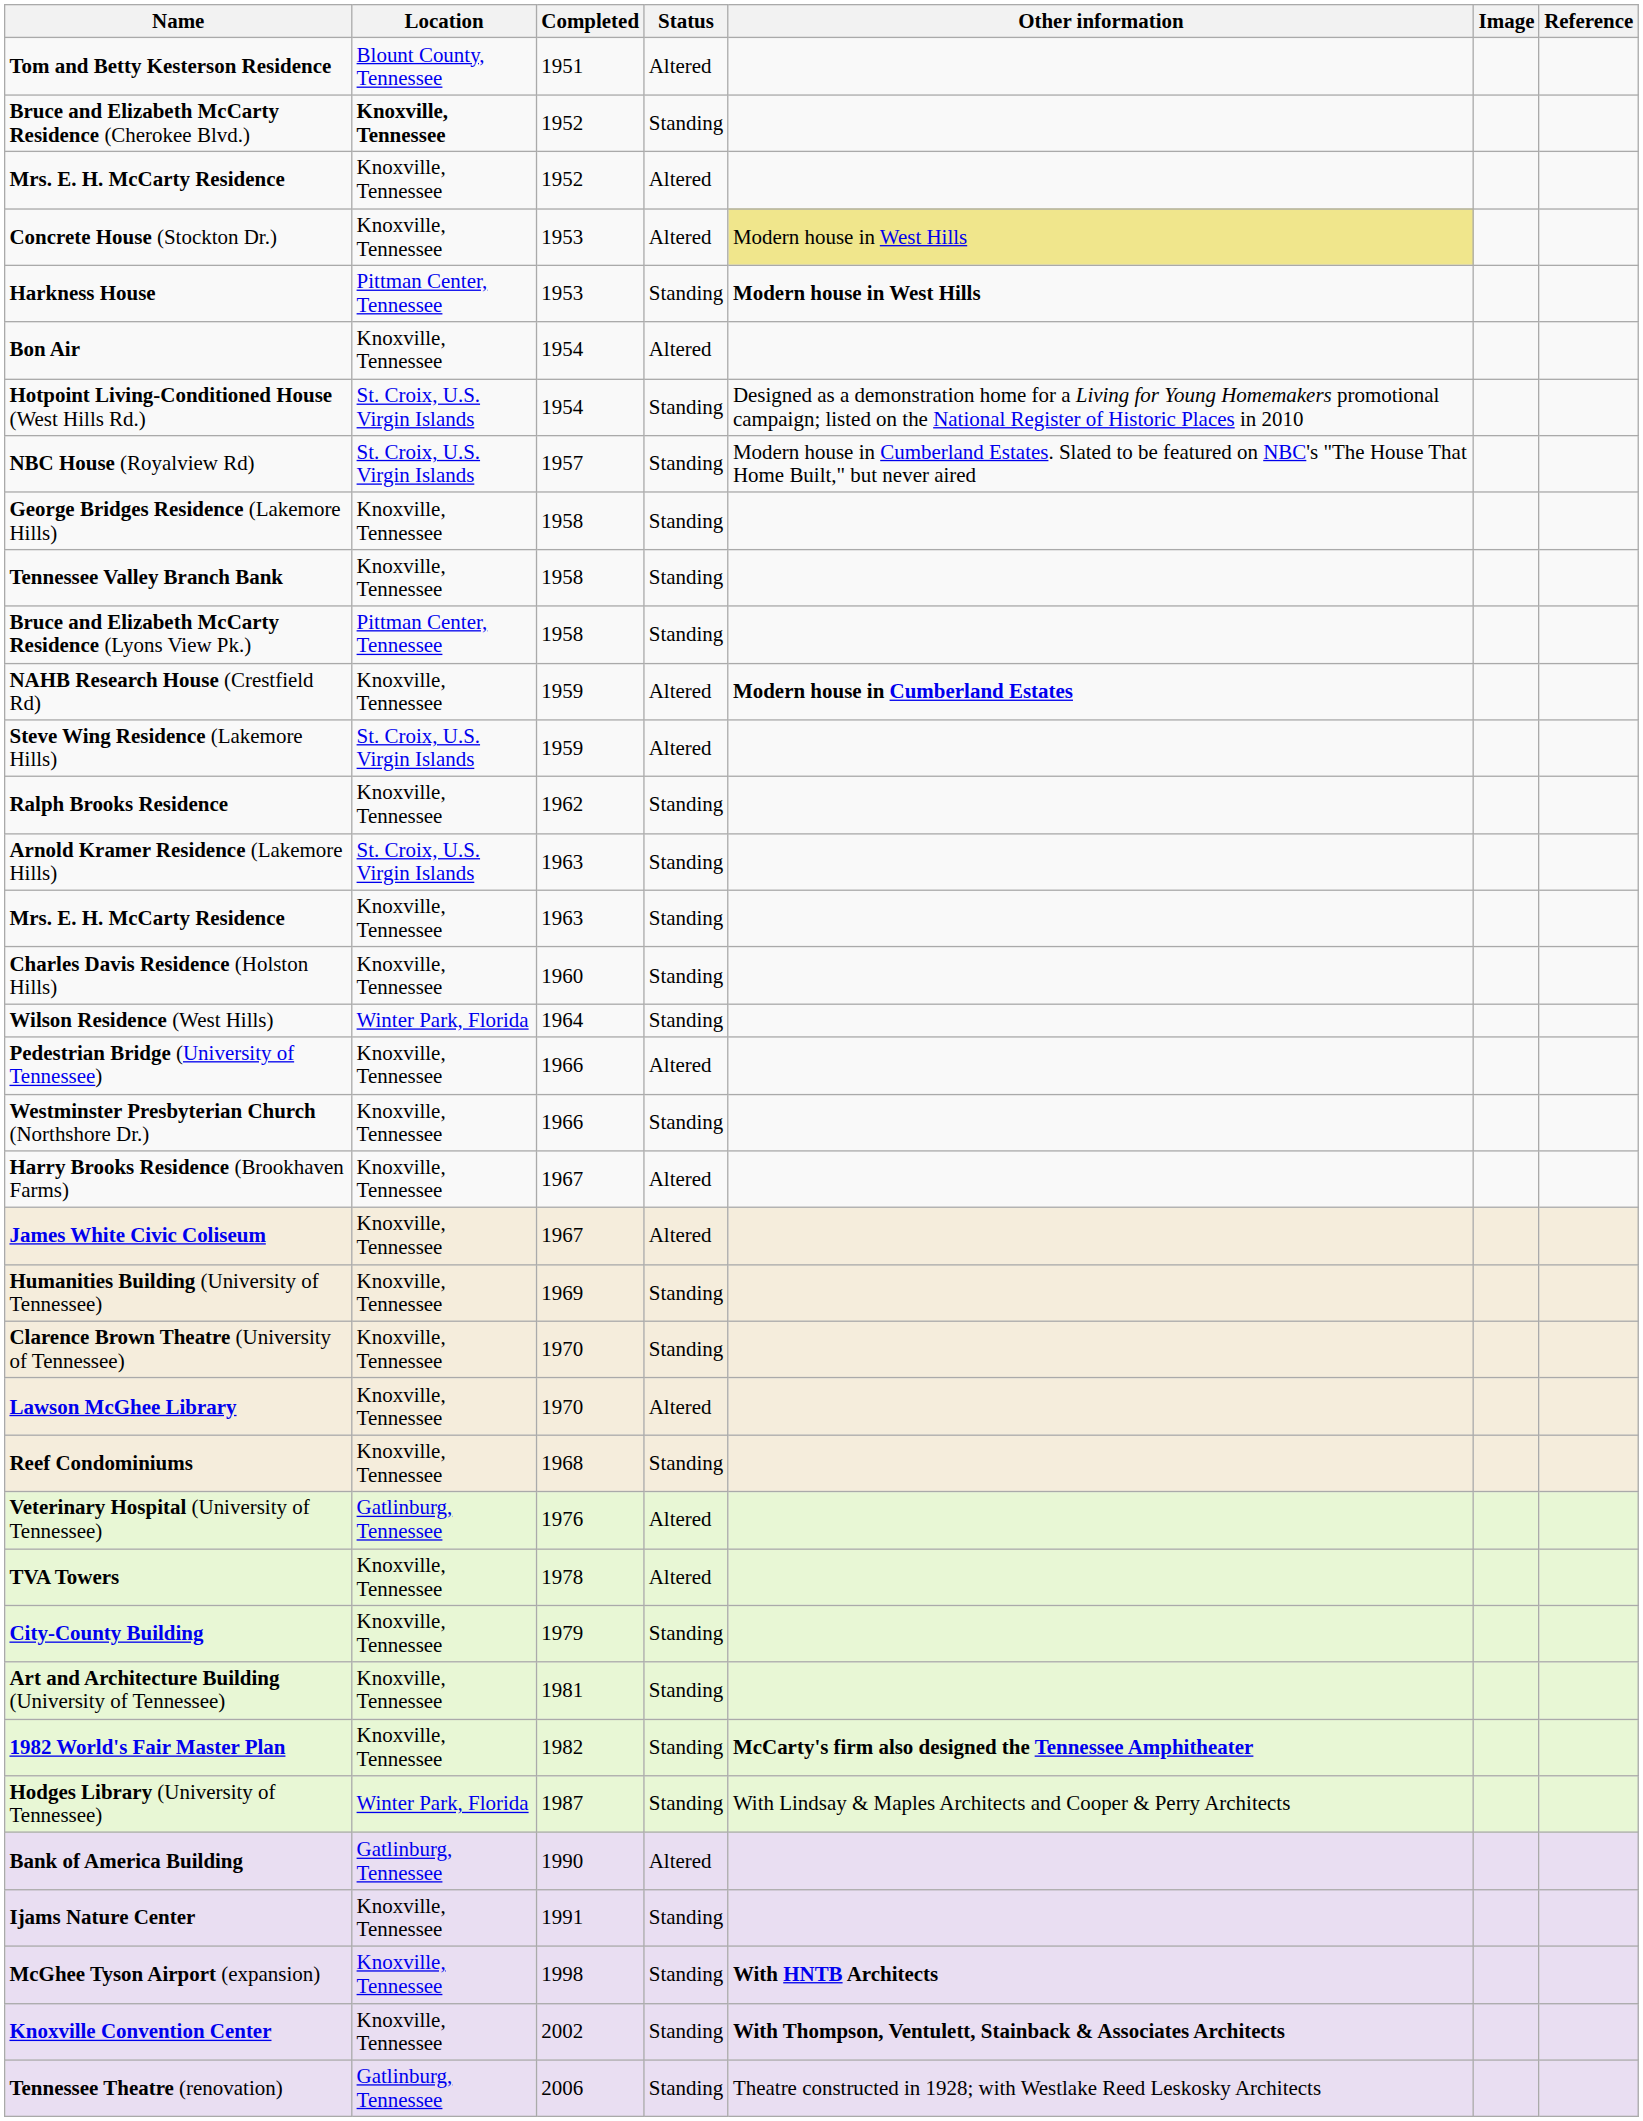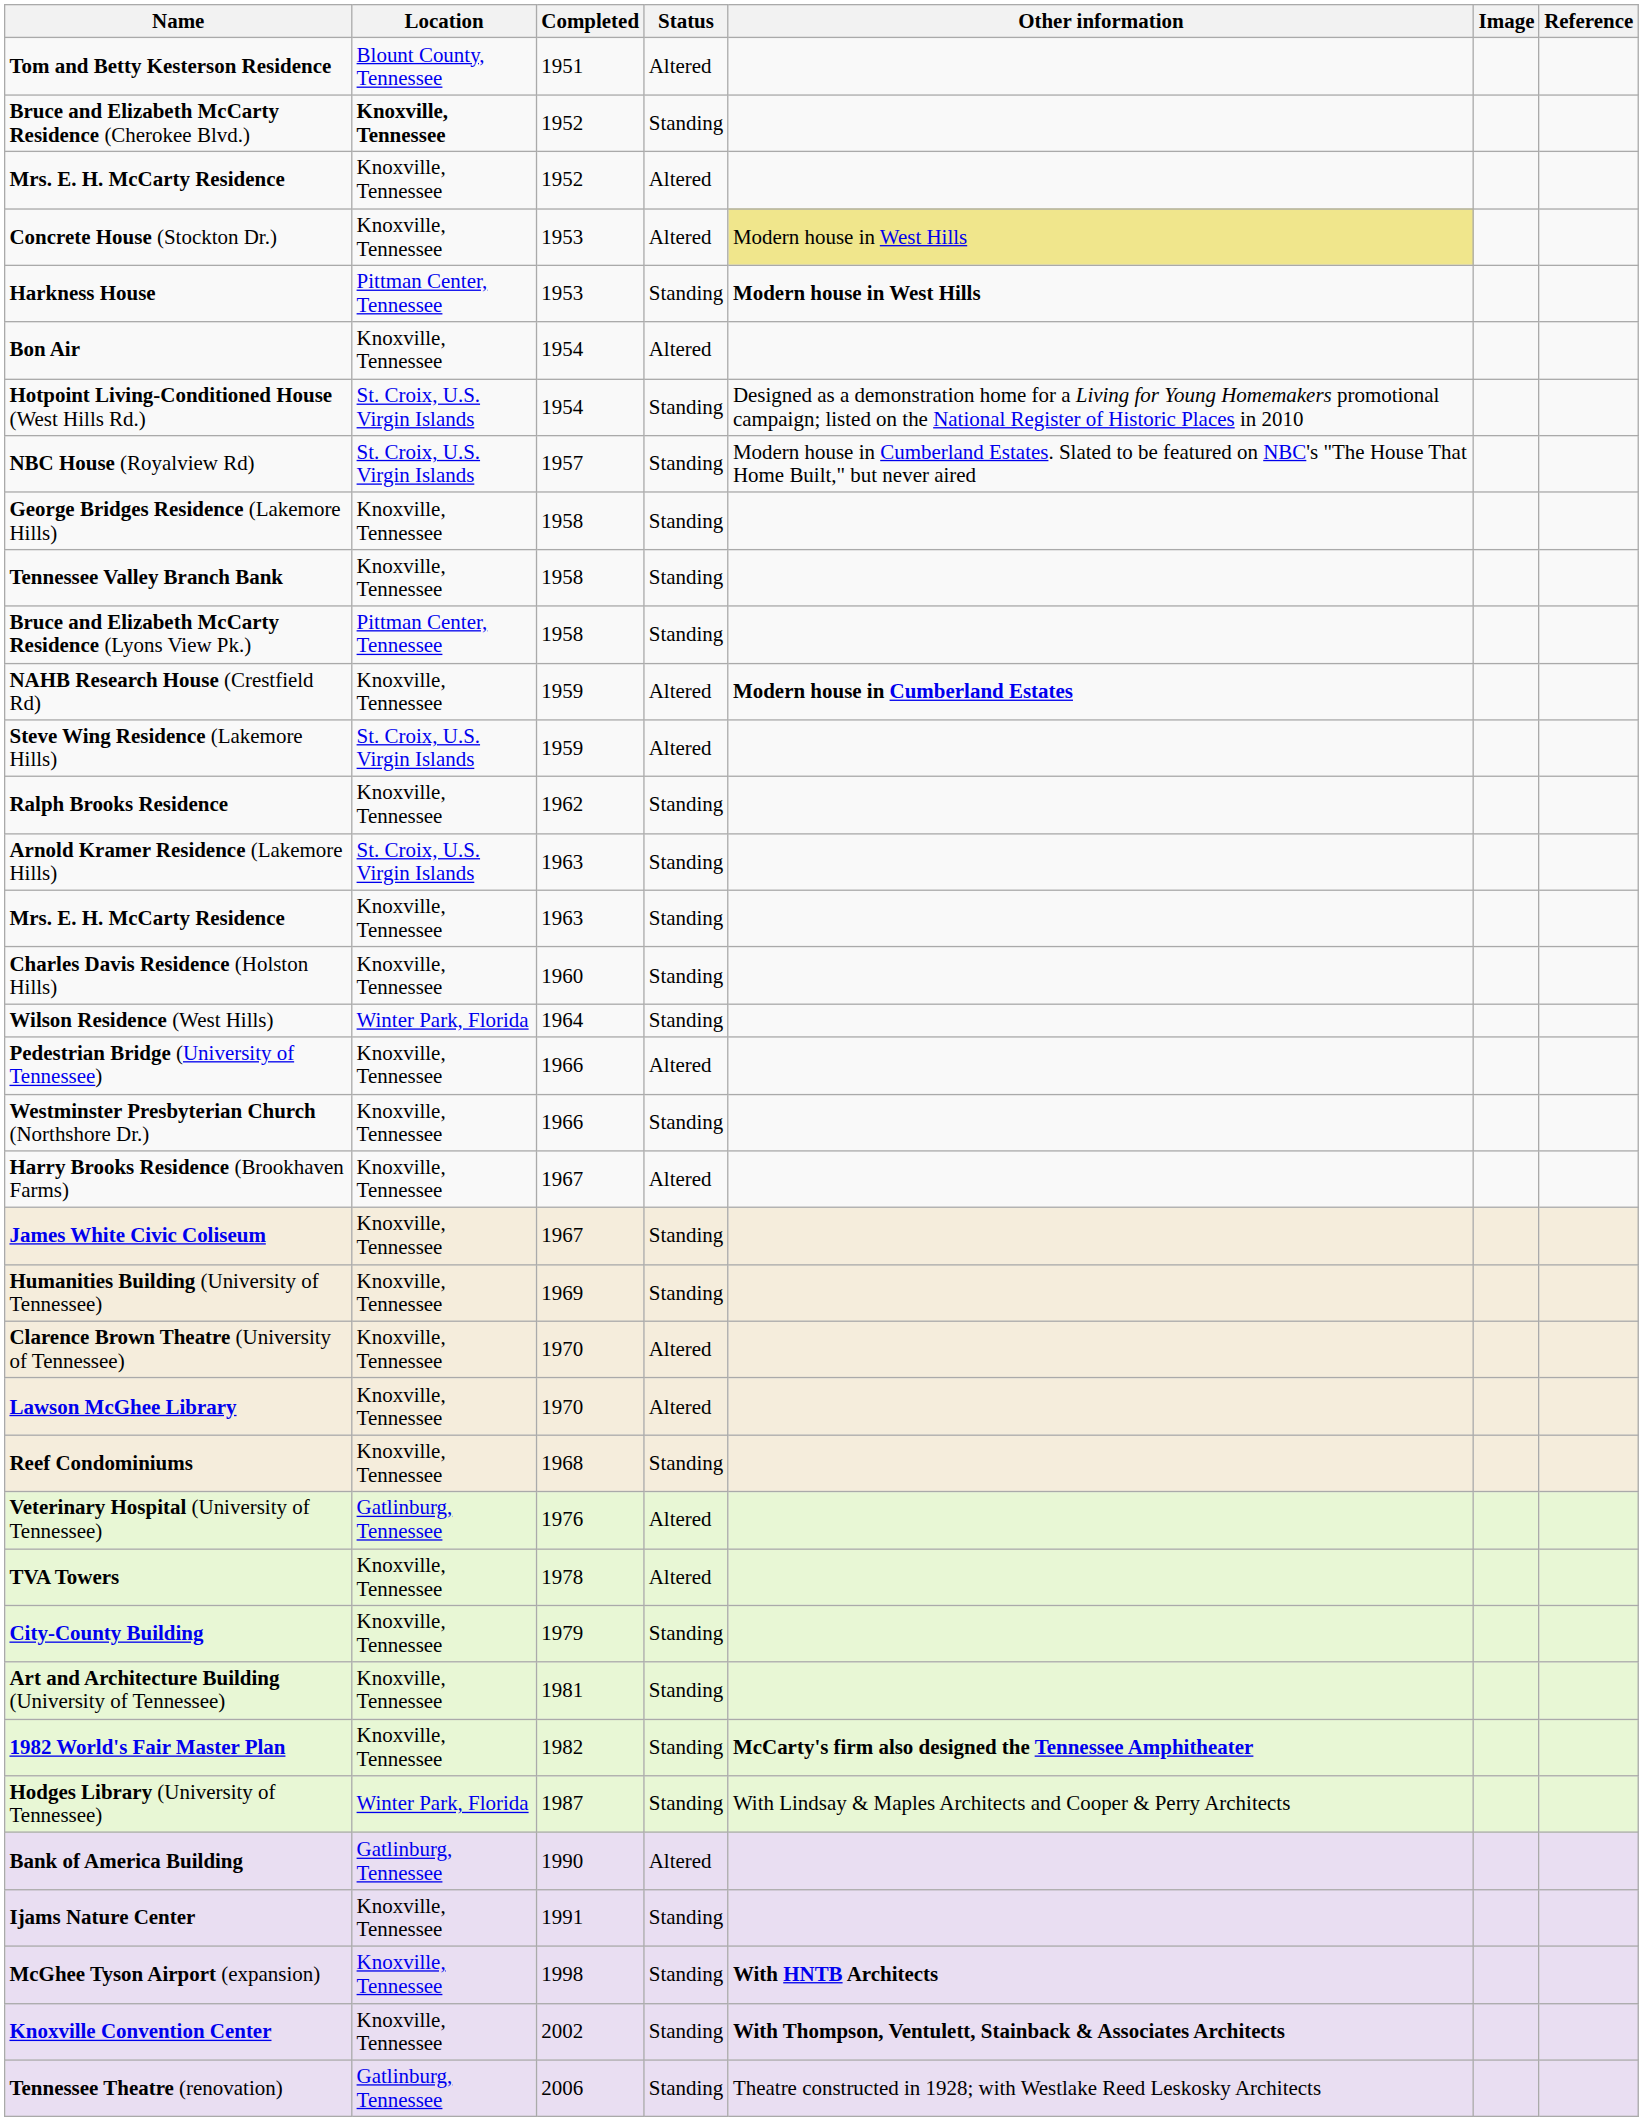(680, 1235) Altered -> (686, 1235) Standing
(686, 1349) Standing -> (680, 1349) Altered
